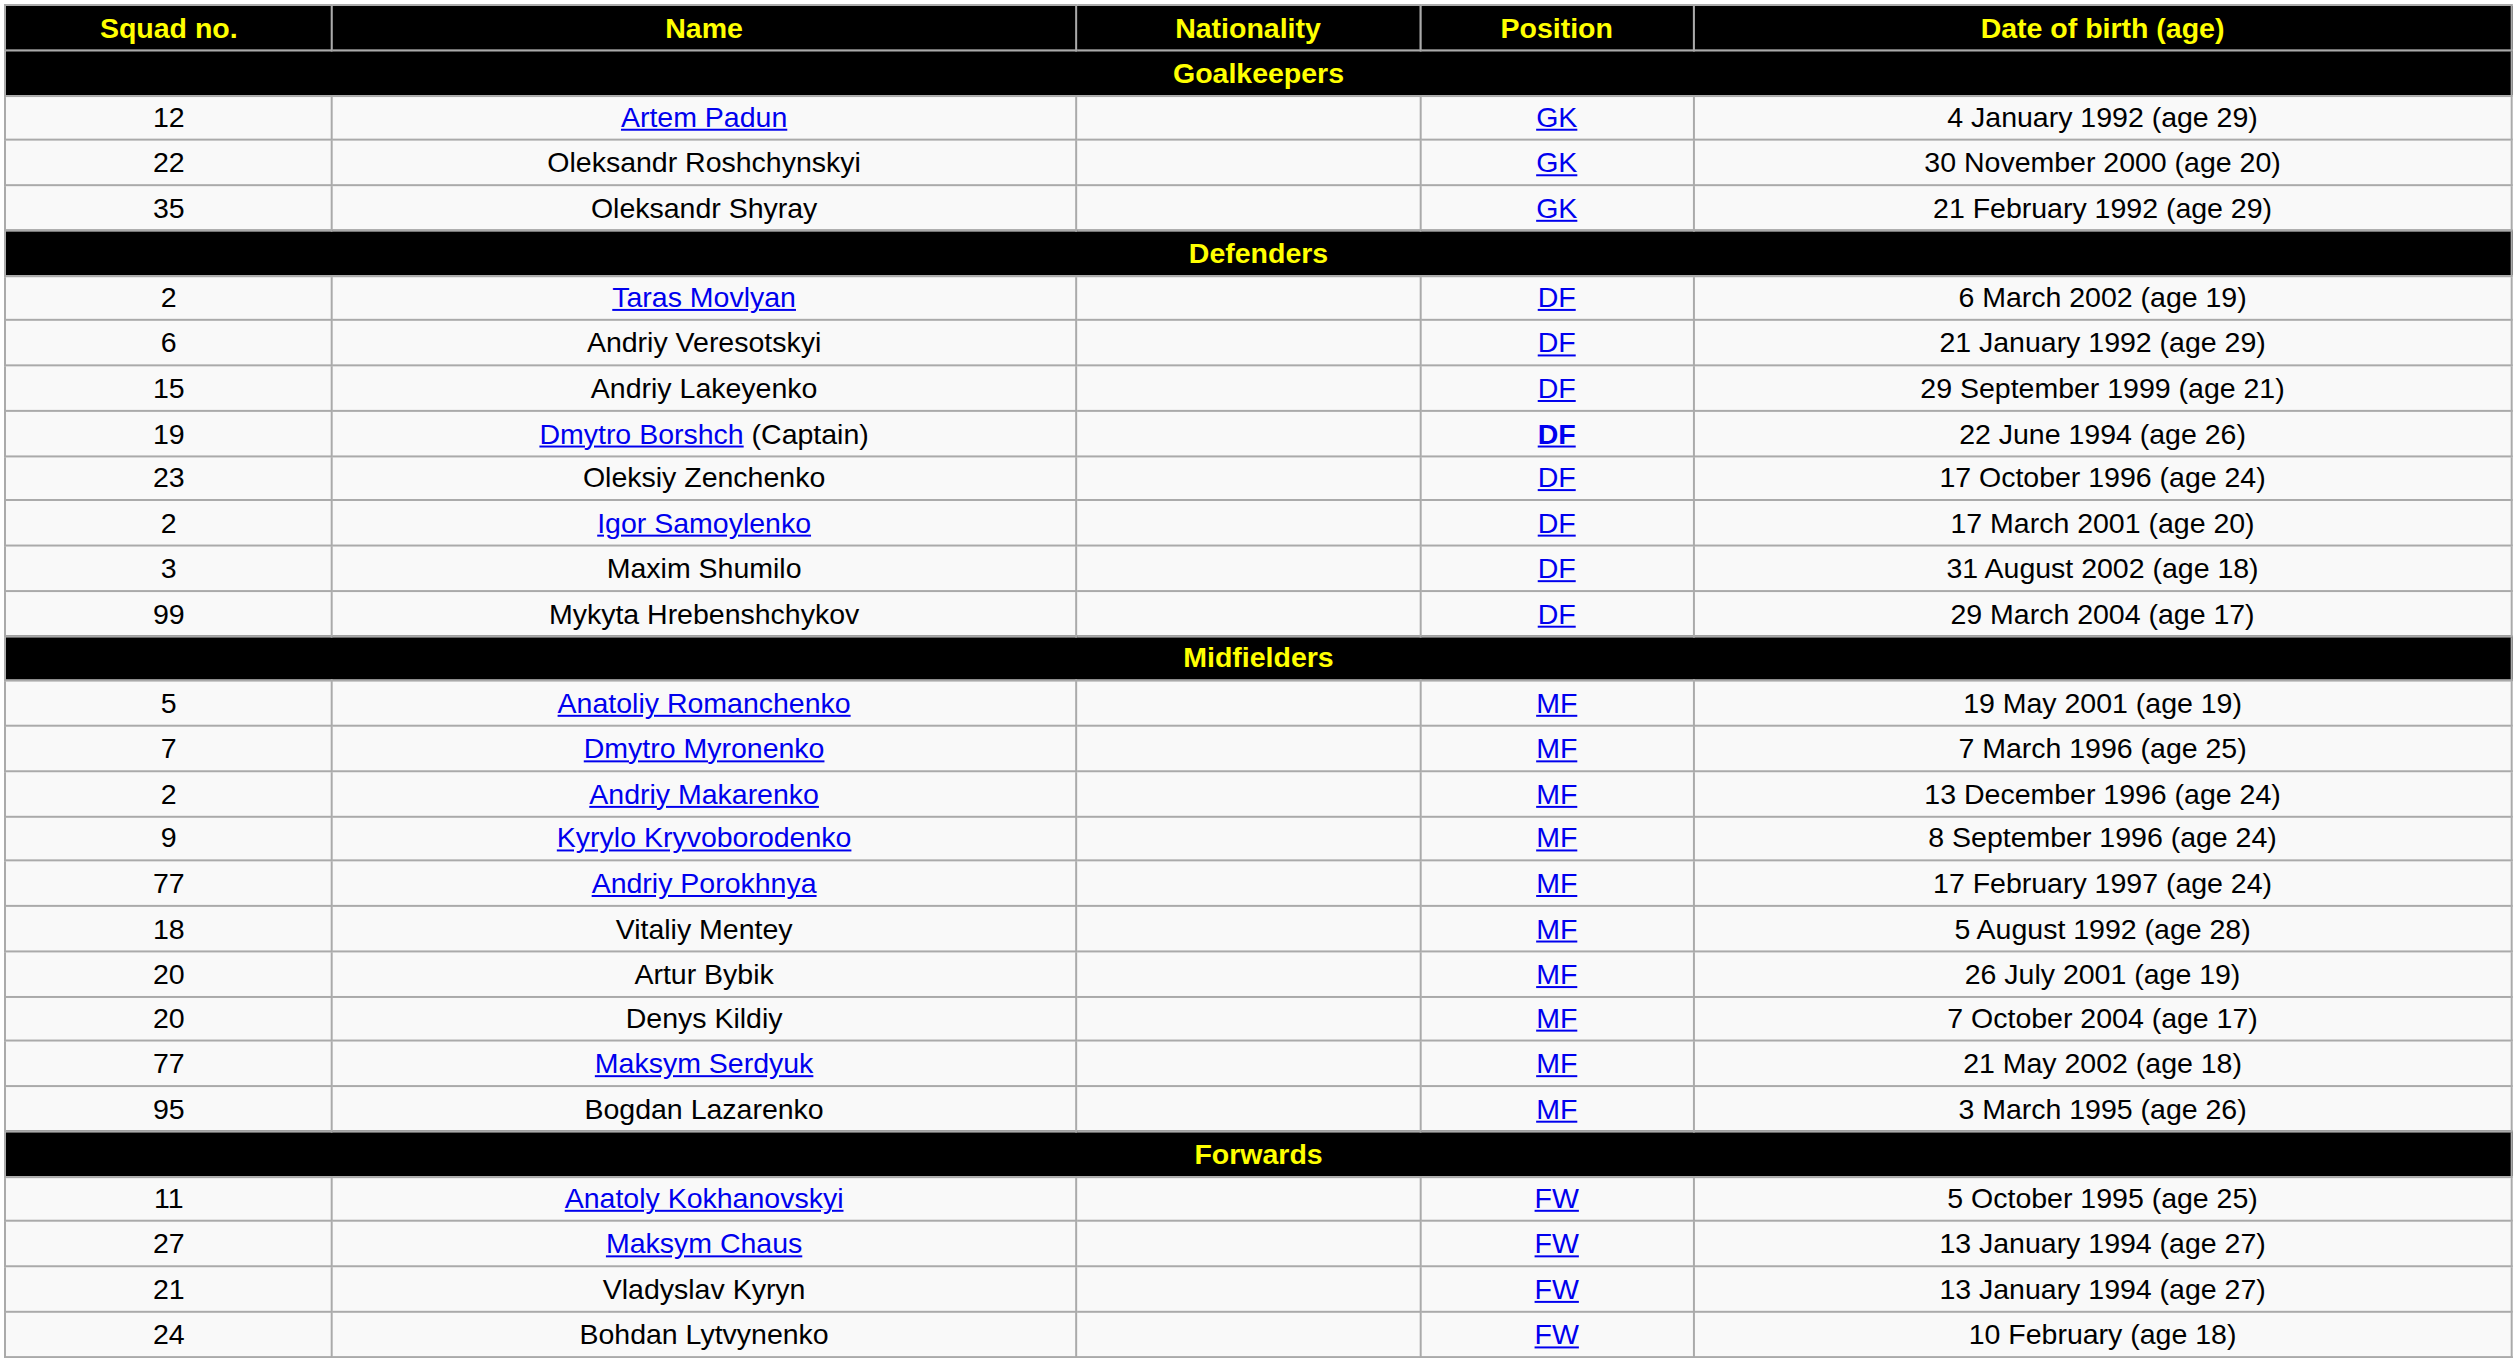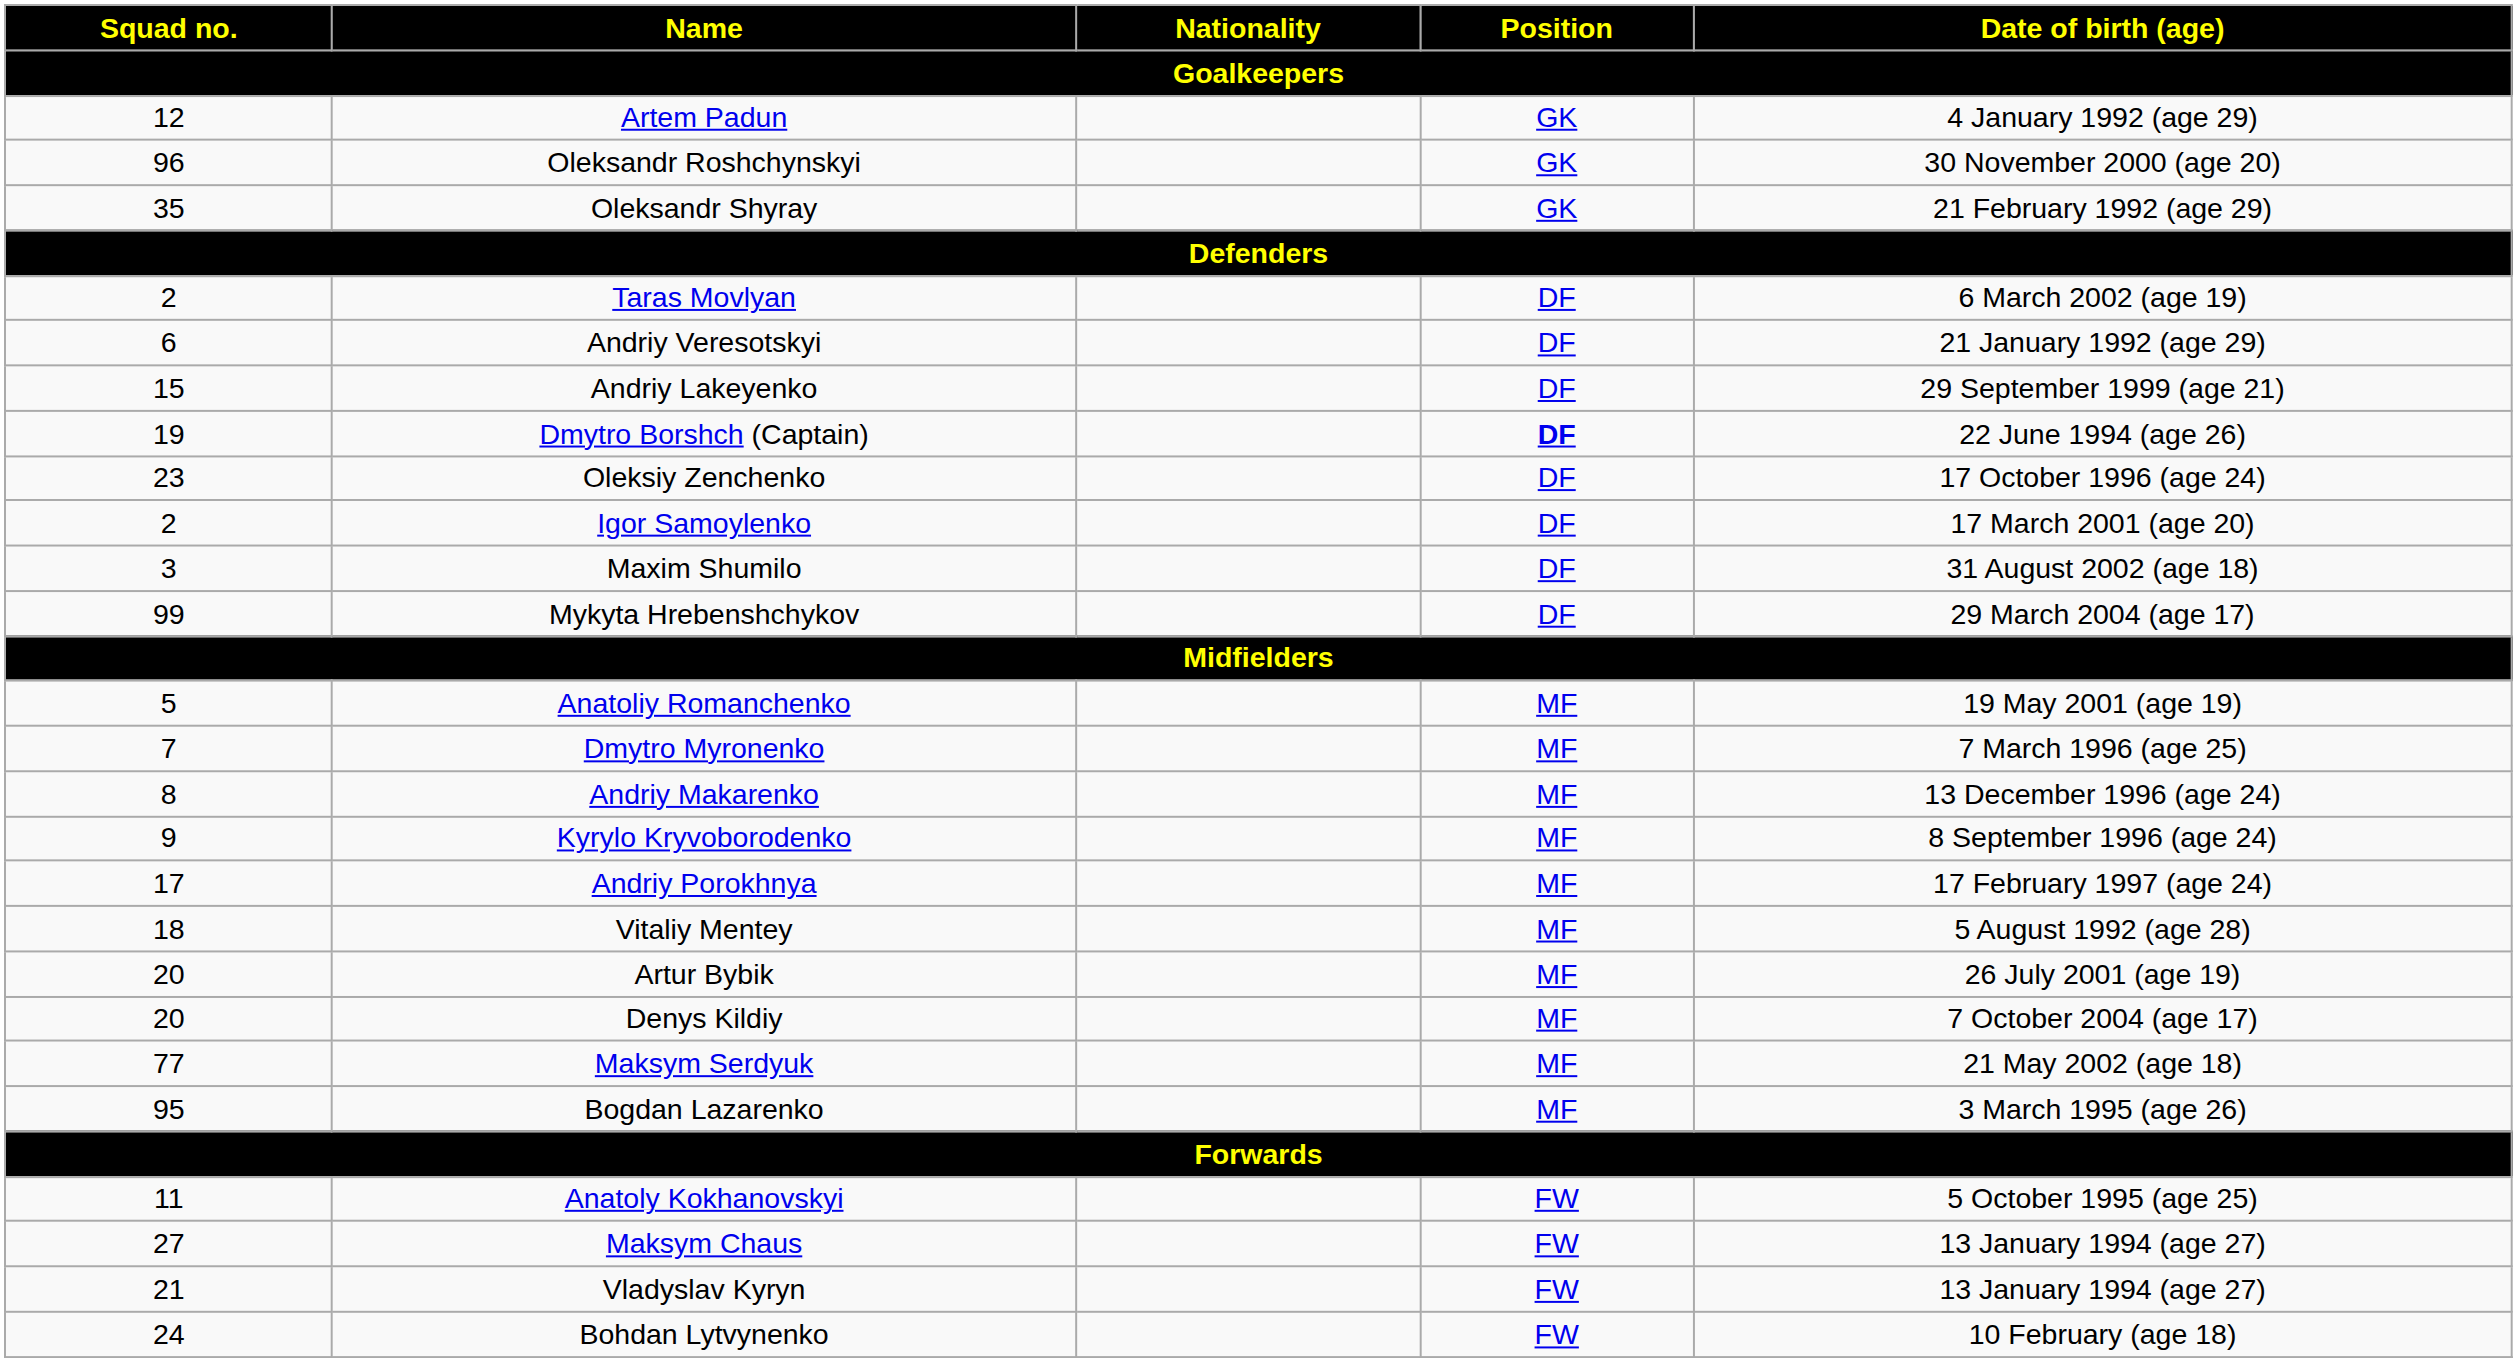(169, 163) 22 -> (169, 163) 96
(169, 794) 2 -> (169, 794) 8
(169, 884) 77 -> (169, 884) 17
